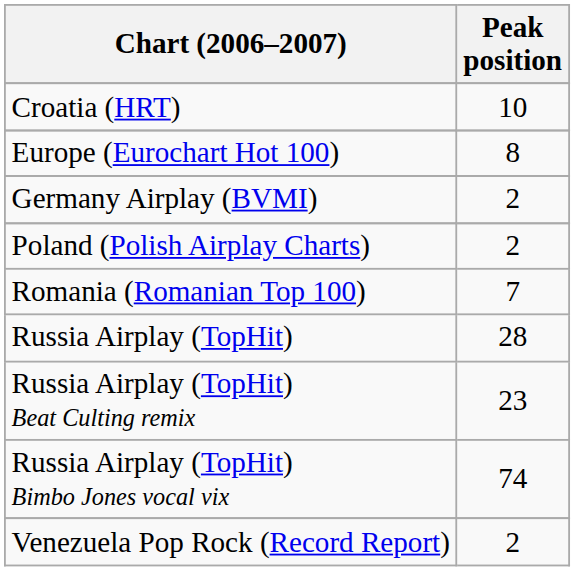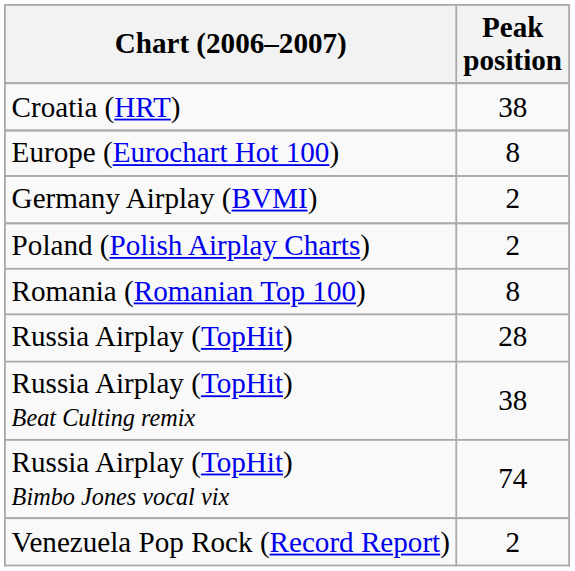(513, 106) 10 -> (513, 106) 38
(513, 291) 7 -> (513, 291) 8
(513, 400) 23 -> (513, 400) 38
